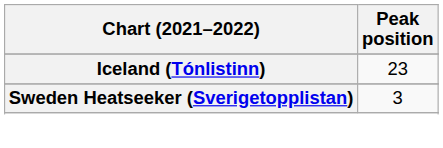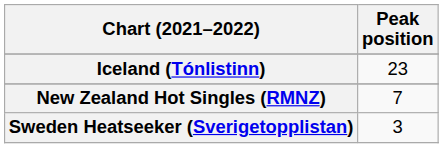+ row: (181, 98)
